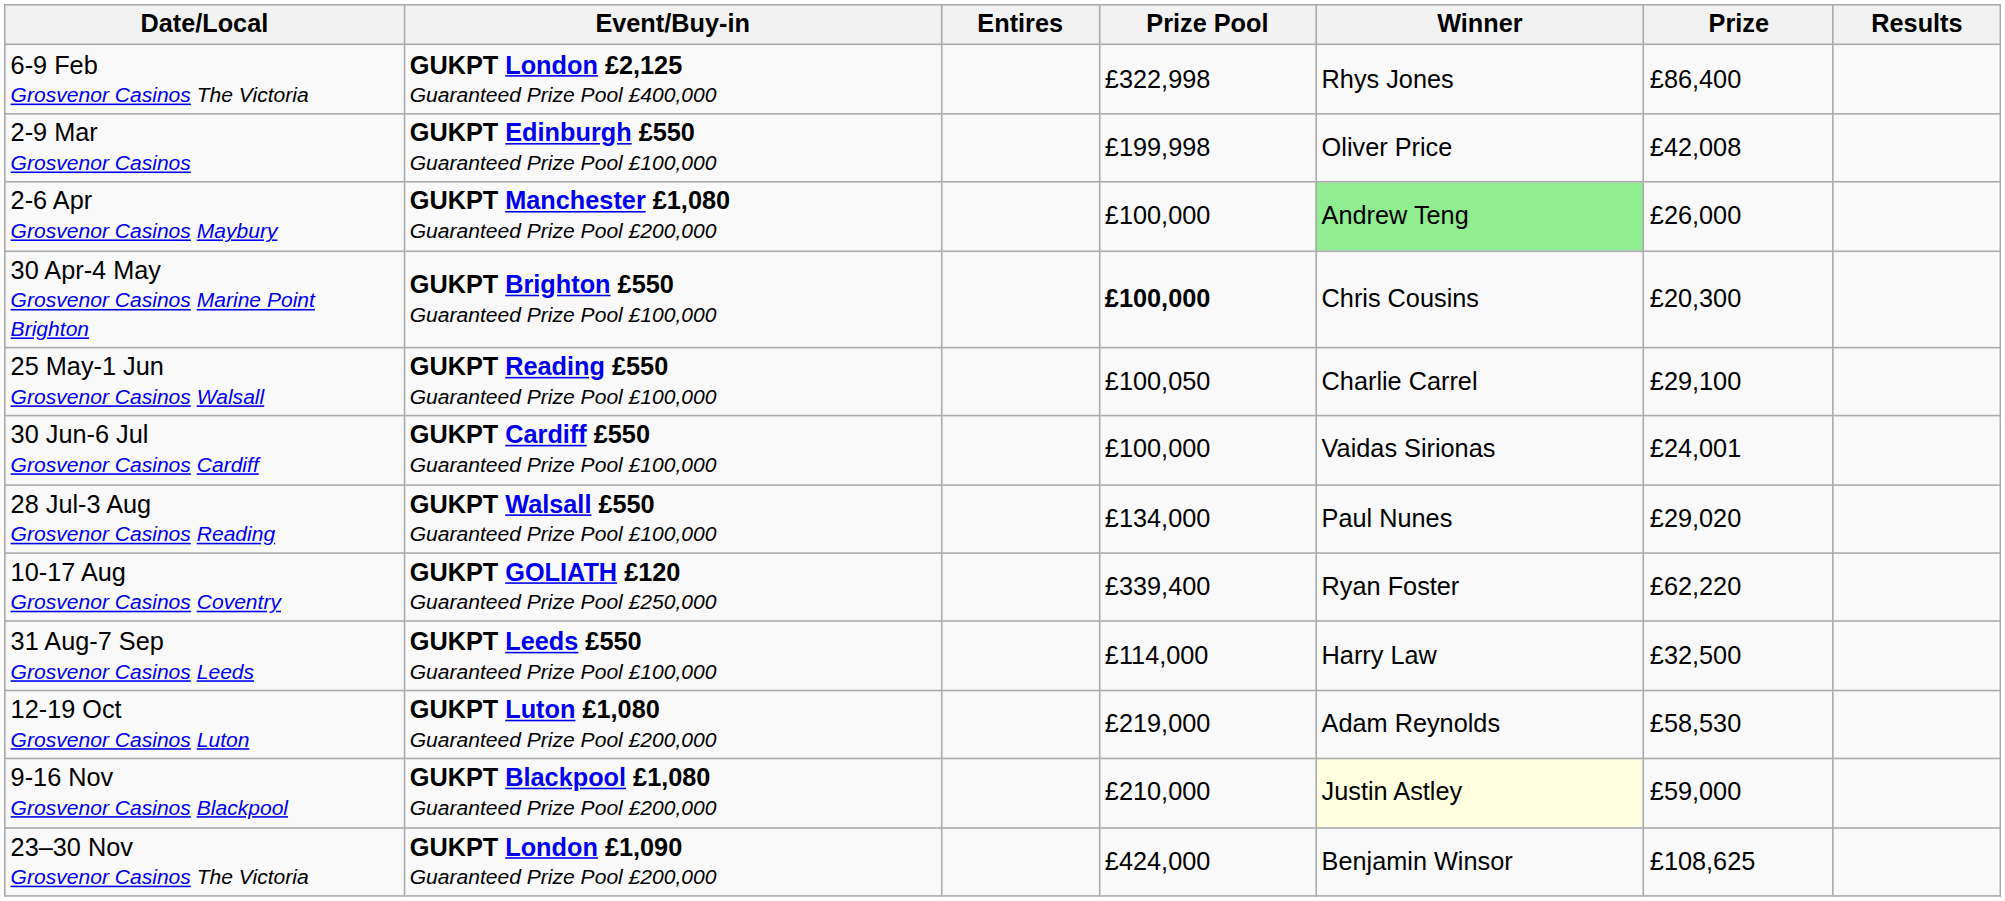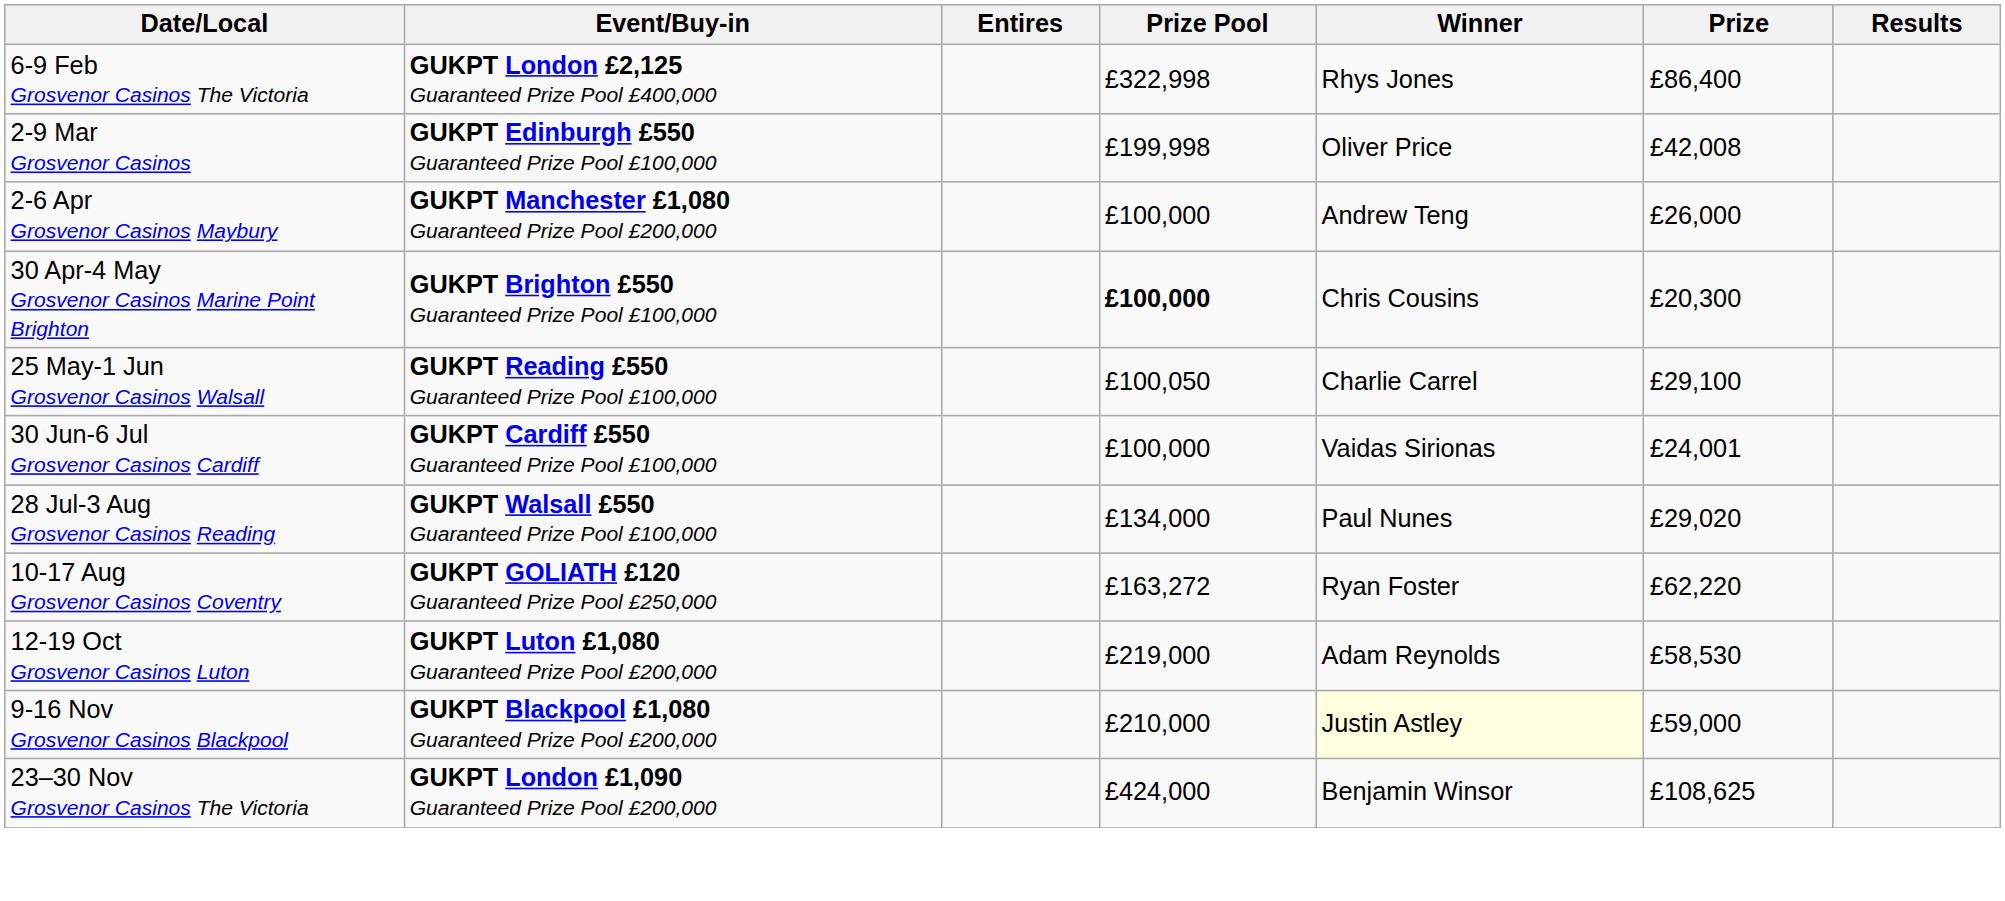(1395, 215) lightgreen background -> (1395, 215) no background
(1158, 587) £339,400 -> (1158, 587) £163,272
- row: (132, 655)
